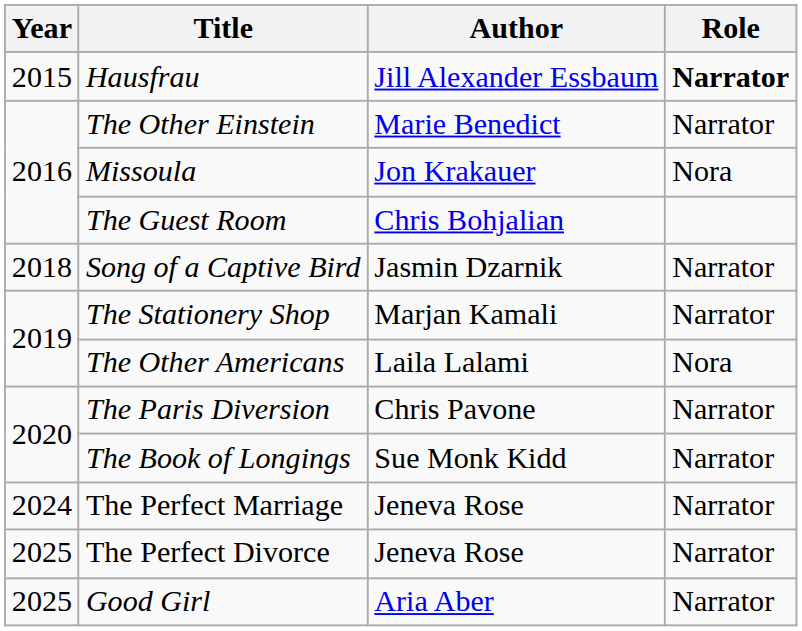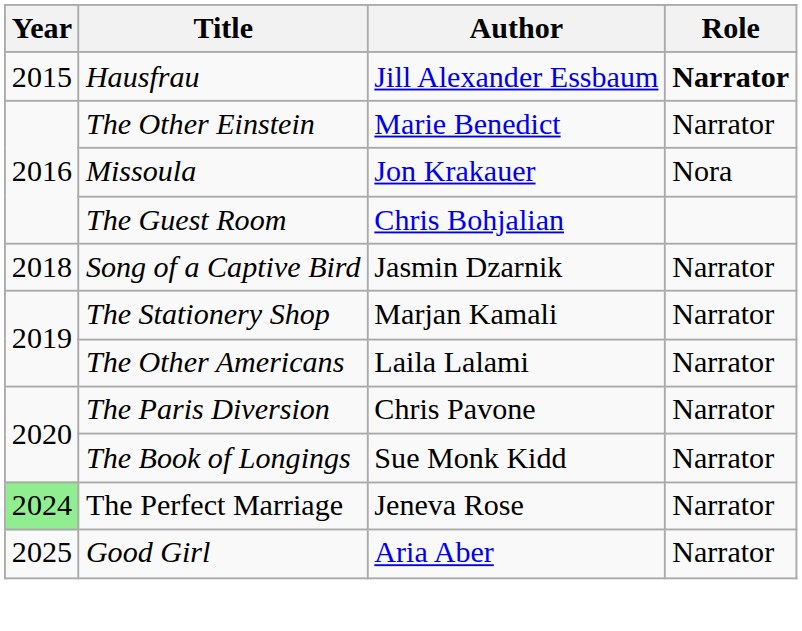(702, 362) Nora -> (723, 362) Narrator
(42, 505) no background -> (42, 505) lightgreen background
- row: (208, 553)
